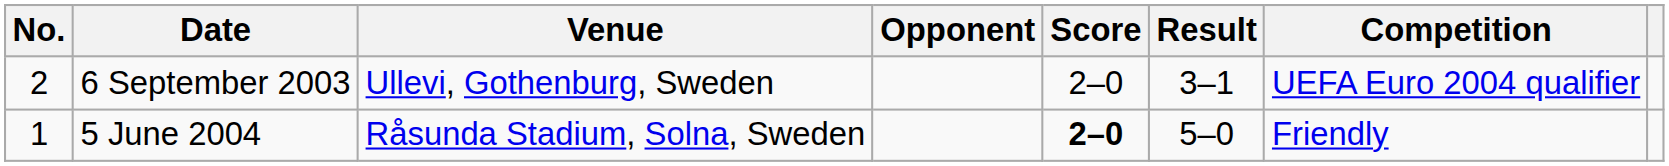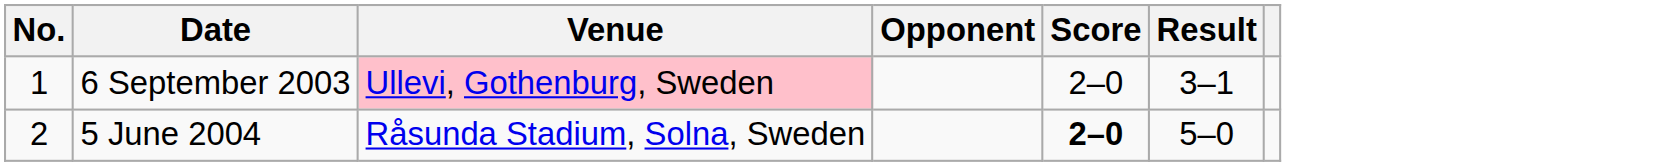- column: (1456, 30)
(39, 82) 2 -> (39, 82) 1
(570, 82) no background -> (570, 82) pink background
(39, 134) 1 -> (39, 134) 2
